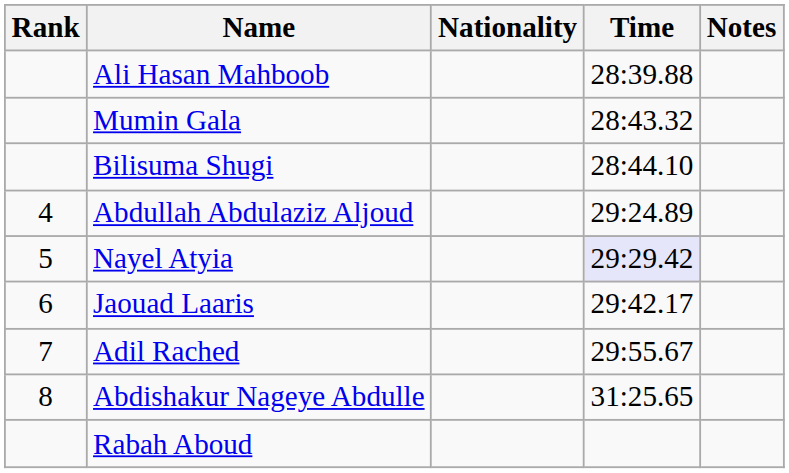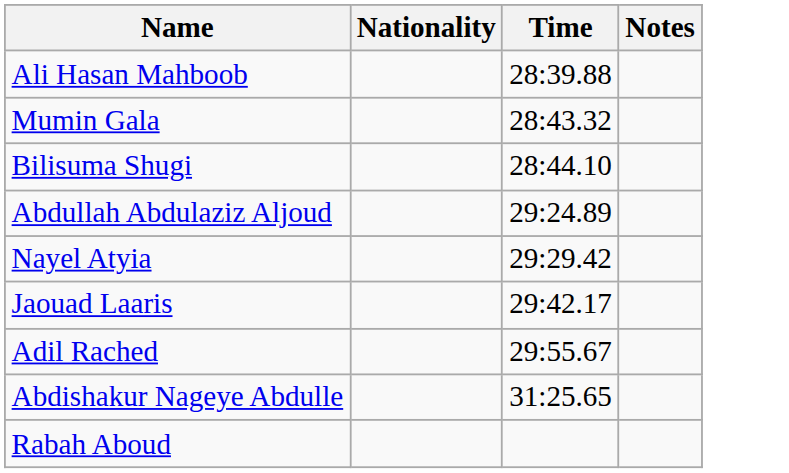- column: (46, 27)
(642, 258) lavender background -> (561, 258) no background
